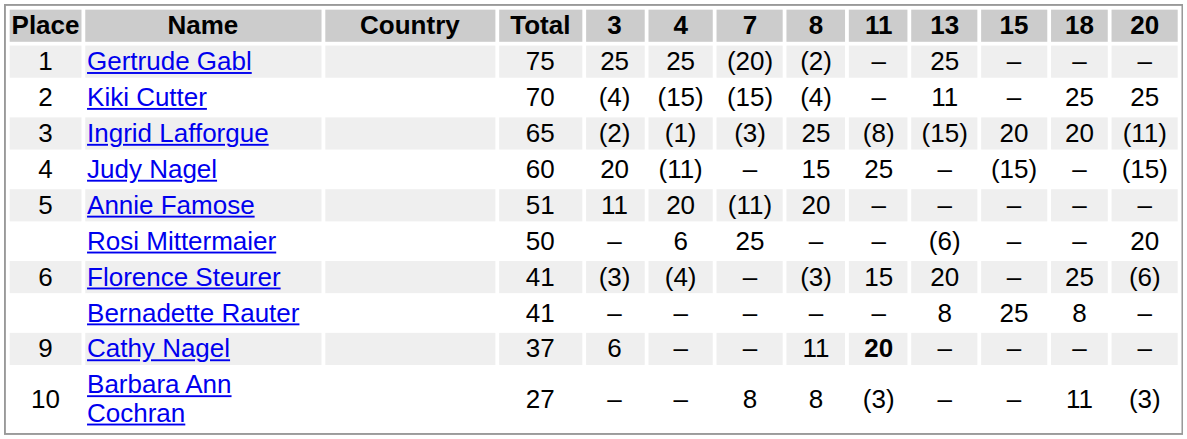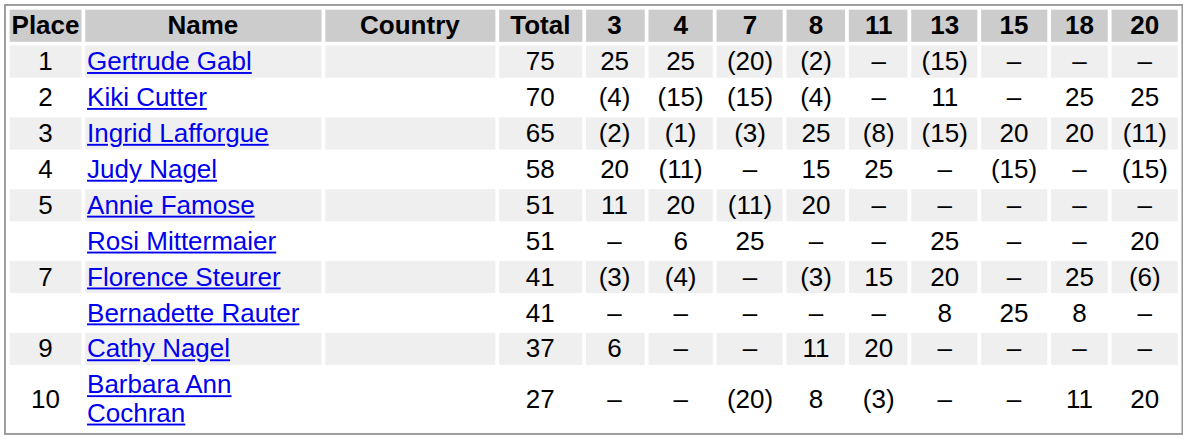(945, 62) 25 -> (945, 62) (15)
(540, 169) 60 -> (540, 169) 58
(540, 241) 50 -> (540, 241) 51
(945, 241) (6) -> (945, 241) 25
(46, 277) 6 -> (46, 277) 7
(879, 349) bold -> (879, 349) normal
(750, 399) 8 -> (750, 399) (20)
(1145, 399) (3) -> (1145, 399) 20
